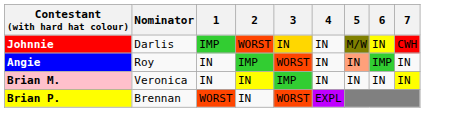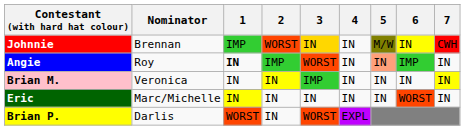(154, 44) Darlis -> (158, 44) Brennan
(206, 62) normal -> (233, 62) bold
+ row: (20, 98)
(158, 98) Brennan -> (154, 116) Darlis
